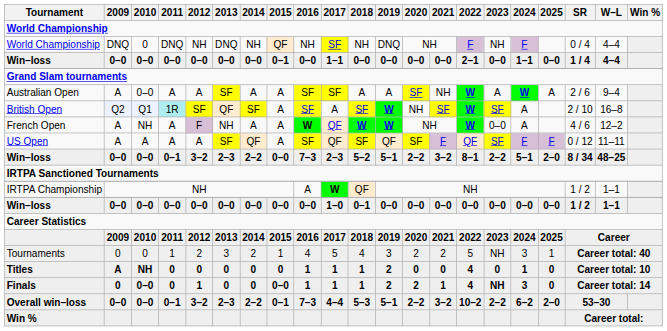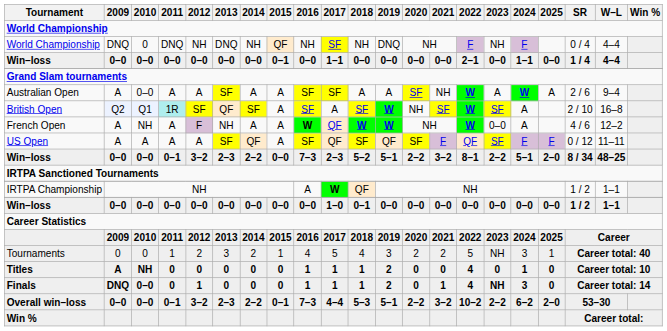(118, 286) 0 -> (118, 286) DNQ
(281, 286) 0–0 -> (281, 286) 0
(416, 286) 2 -> (416, 286) 0
